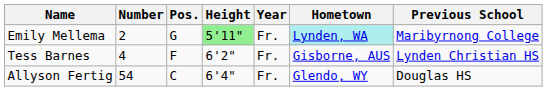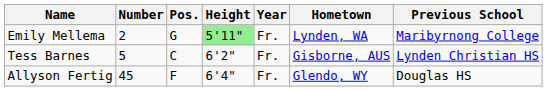(330, 35) paleturquoise background -> (330, 35) no background
(122, 55) 4 -> (122, 55) 5
(173, 55) F -> (173, 55) C
(126, 76) 54 -> (126, 76) 45
(173, 76) C -> (173, 76) F
